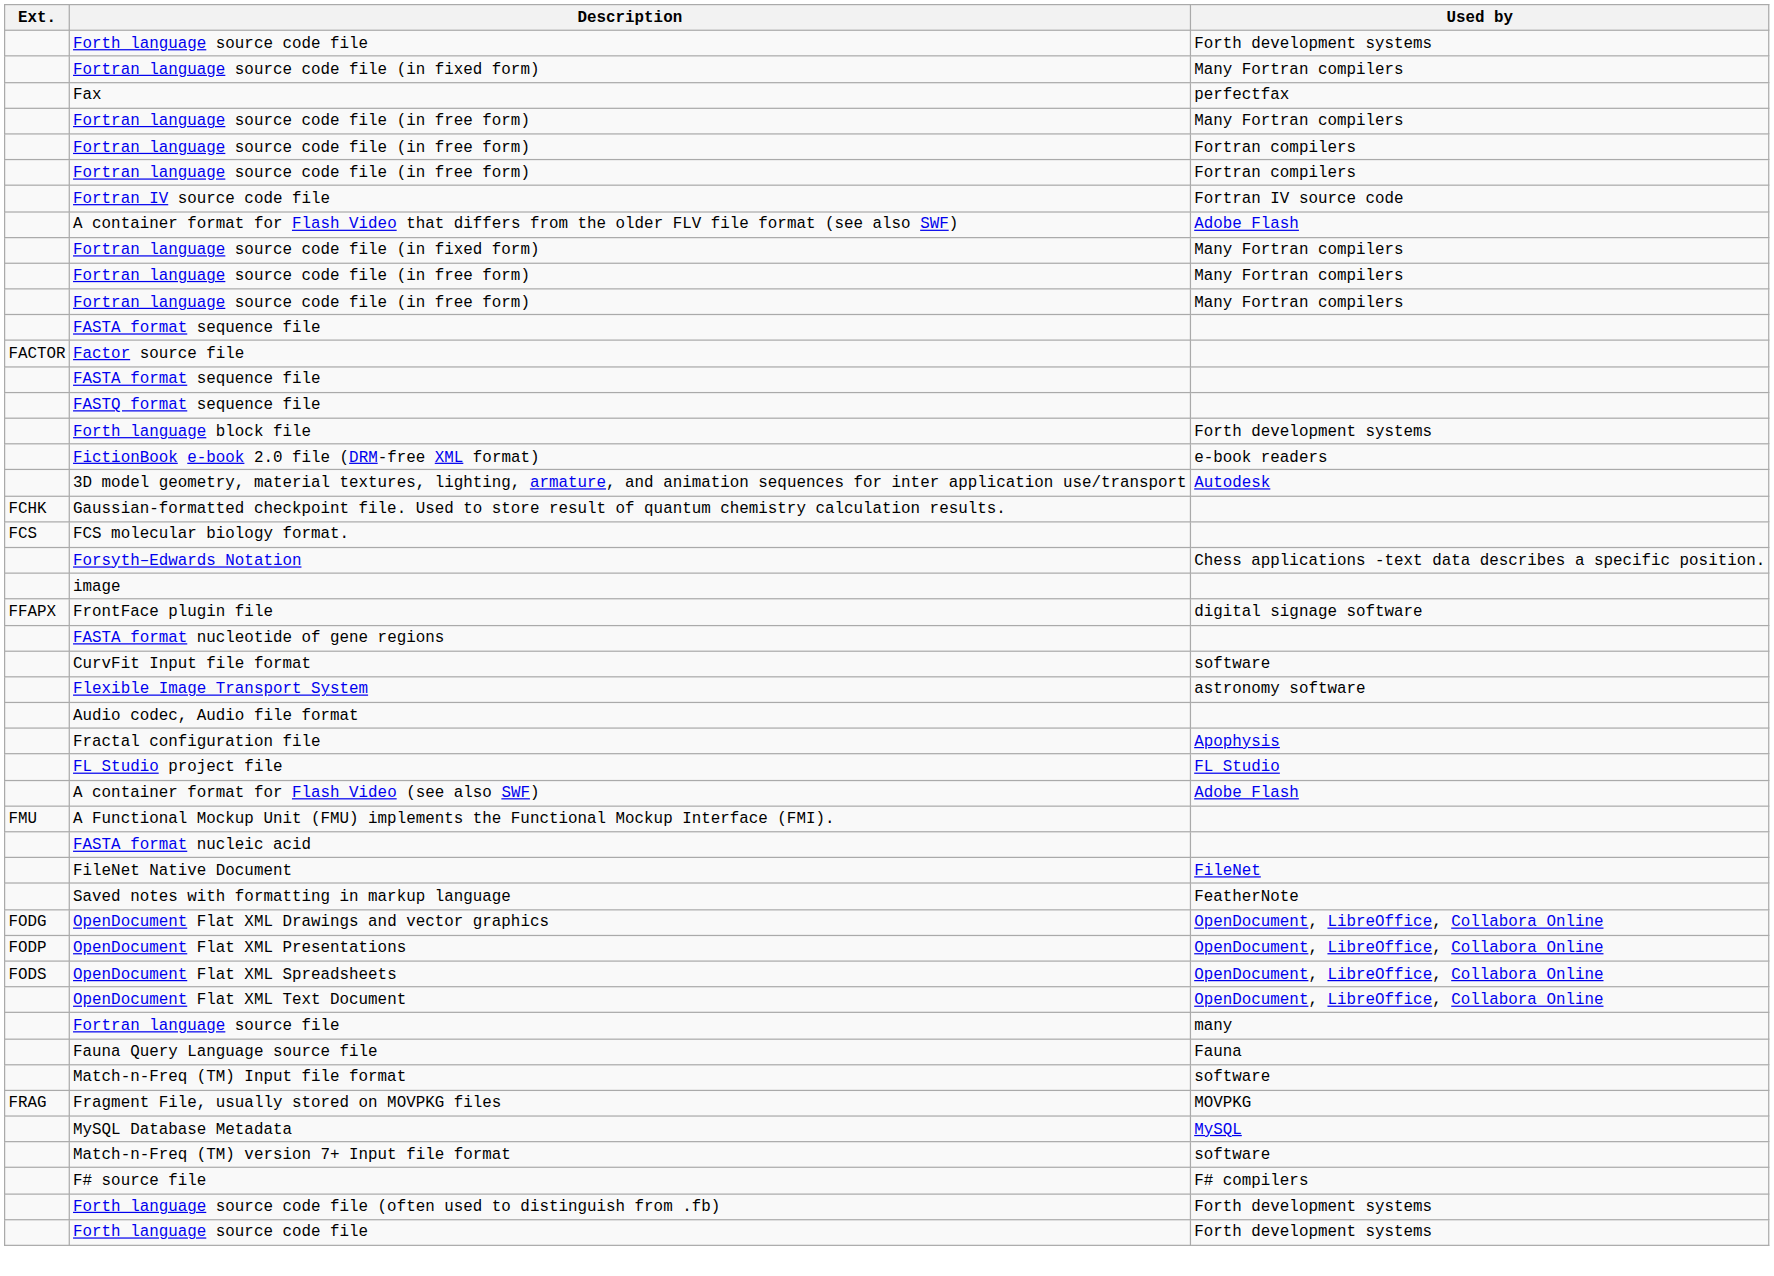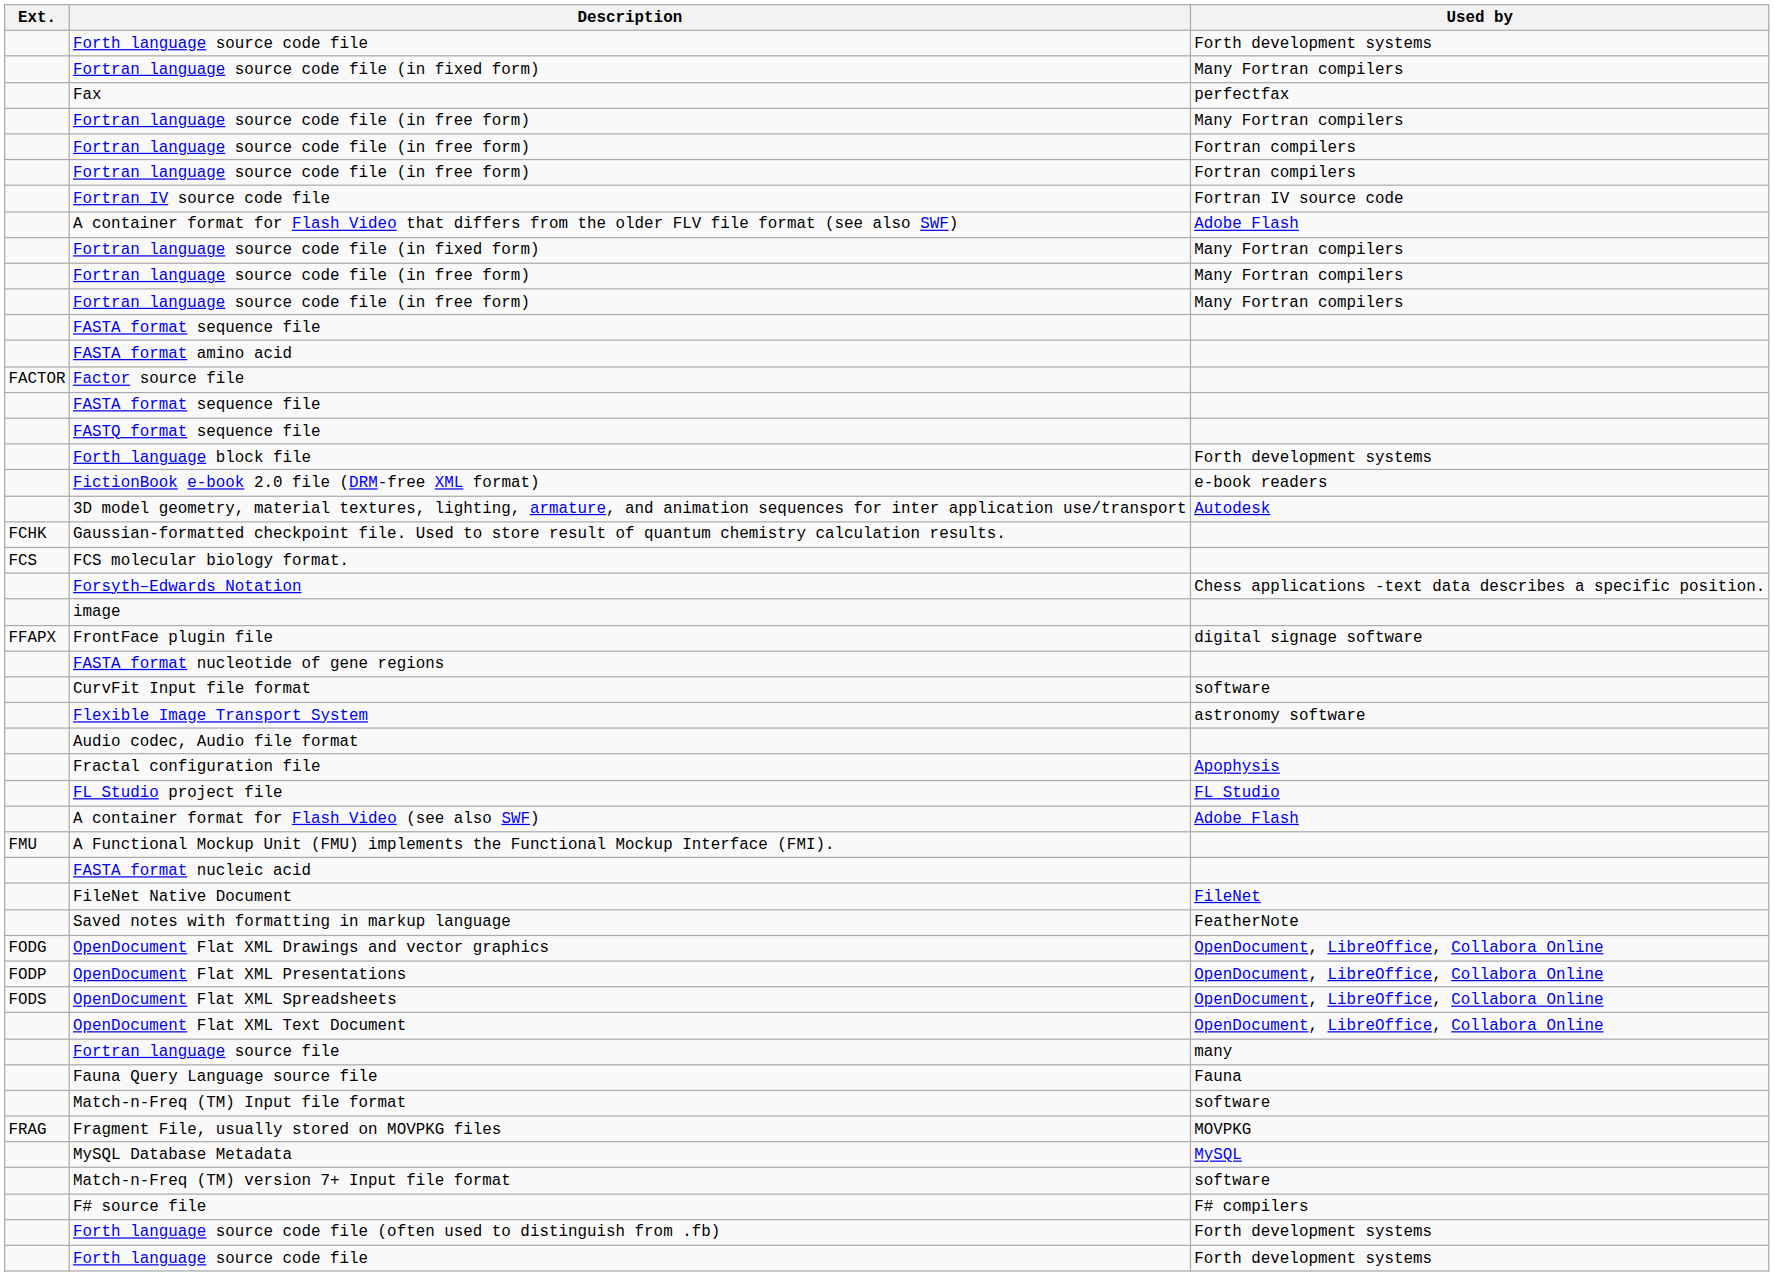+ row: (183, 354)
